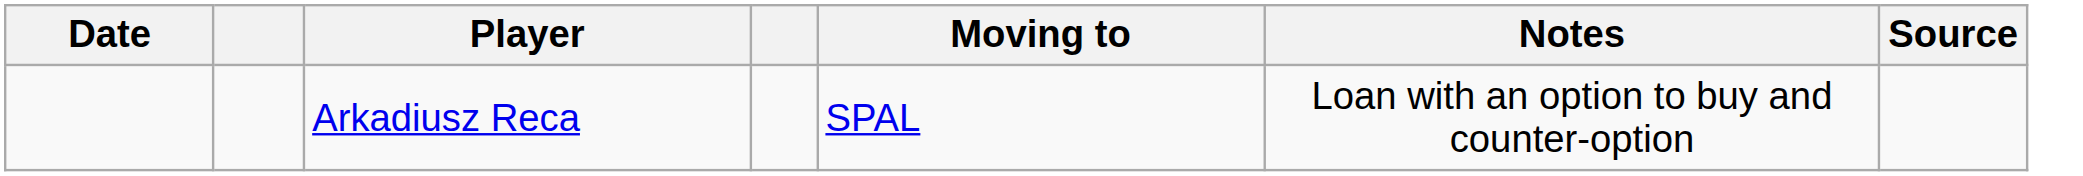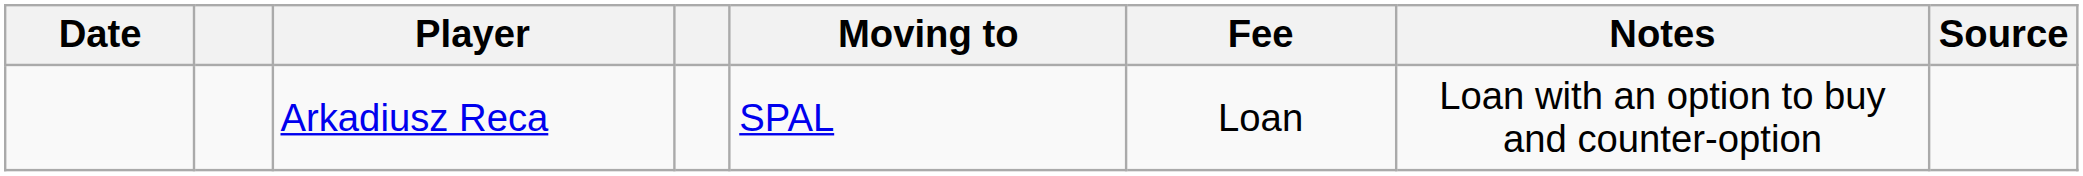+ column: (1261, 34)
